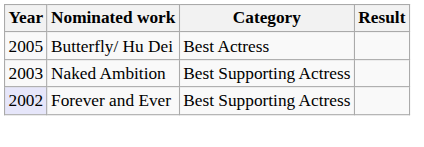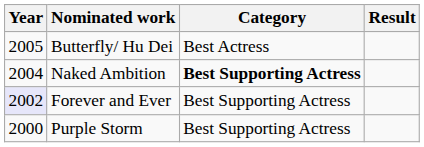(26, 73) 2003 -> (26, 73) 2004
(267, 73) normal -> (272, 73) bold
+ row: (97, 127)
